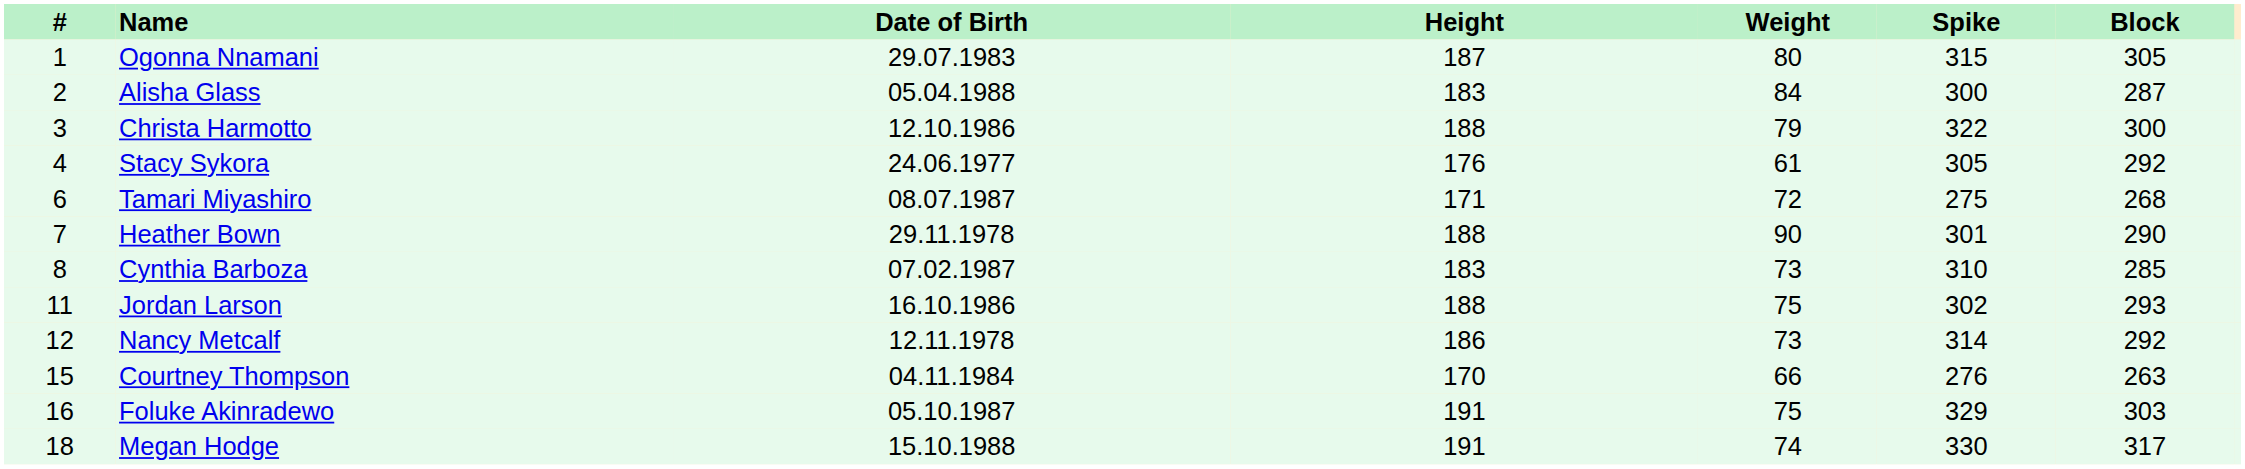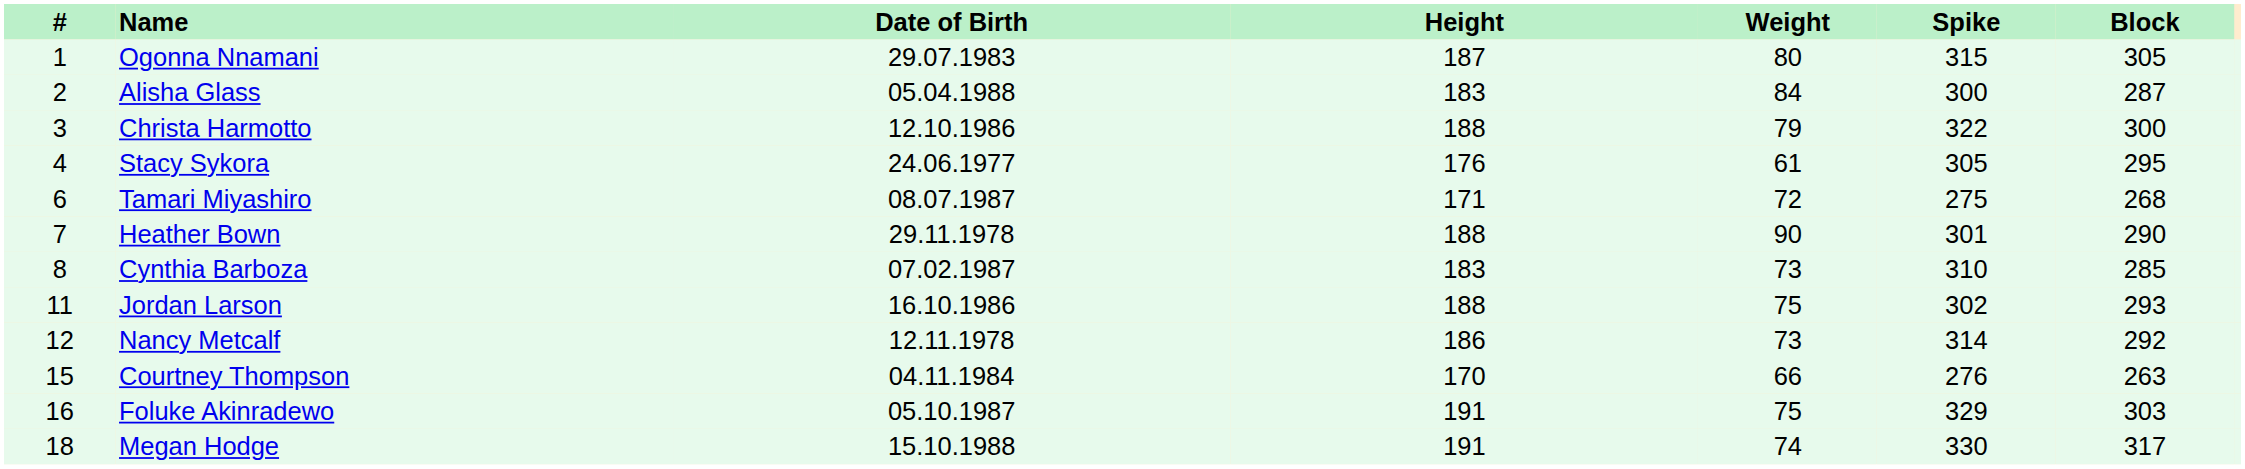(2145, 163) 292 -> (2145, 163) 295
